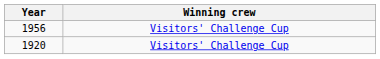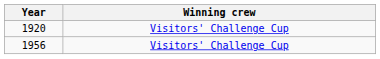rows swapped: (34, 45) <-> (34, 29)
